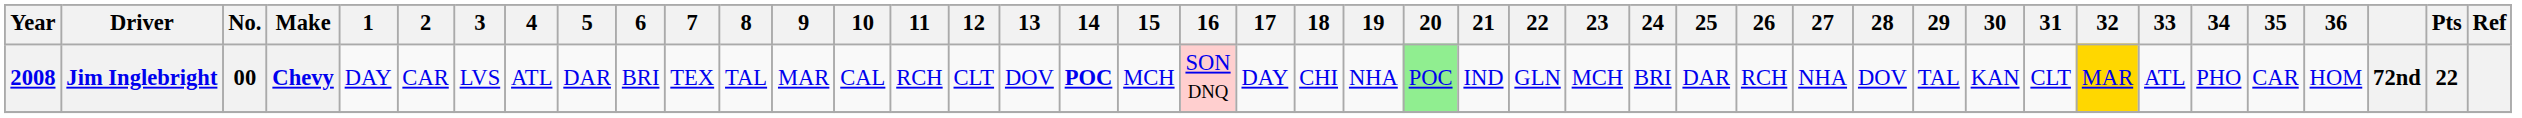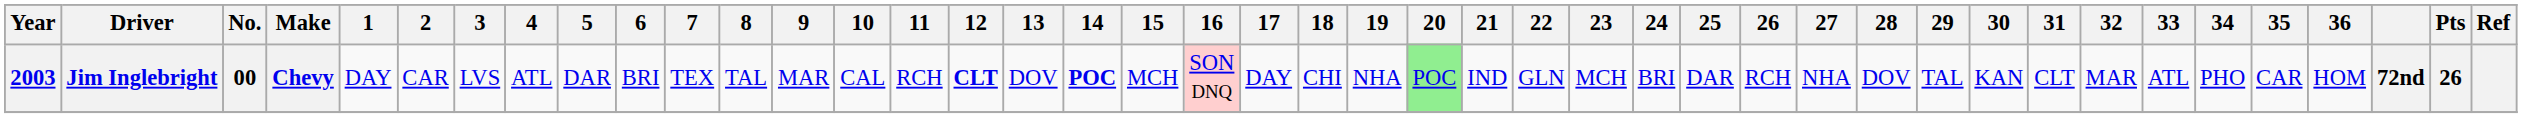(33, 77) 2008 -> (33, 77) 2003
(974, 77) normal -> (976, 77) bold
(2107, 77) gold background -> (2111, 77) no background
(2447, 77) 22 -> (2450, 77) 26
